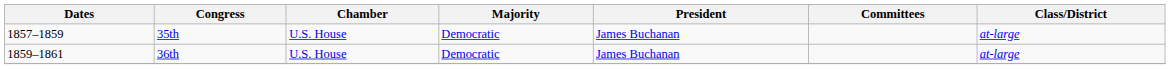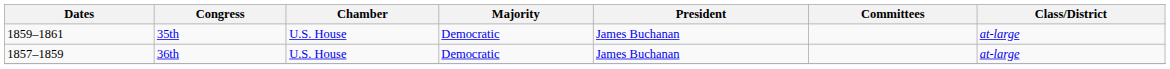(35, 34) 1857–1859 -> (35, 34) 1859–1861
(35, 53) 1859–1861 -> (35, 53) 1857–1859
